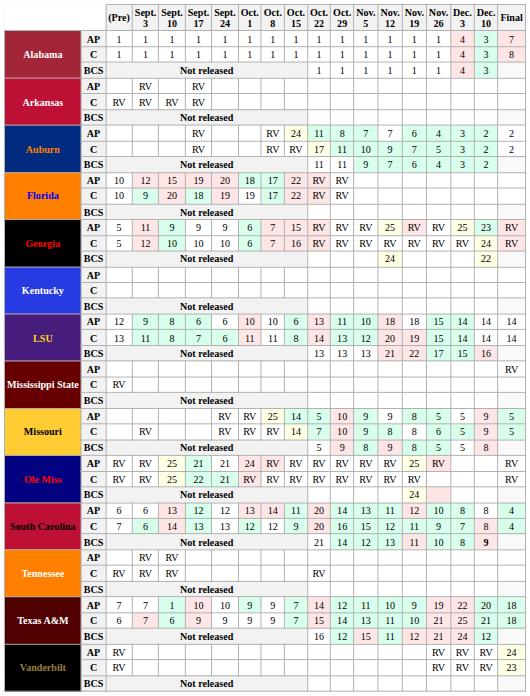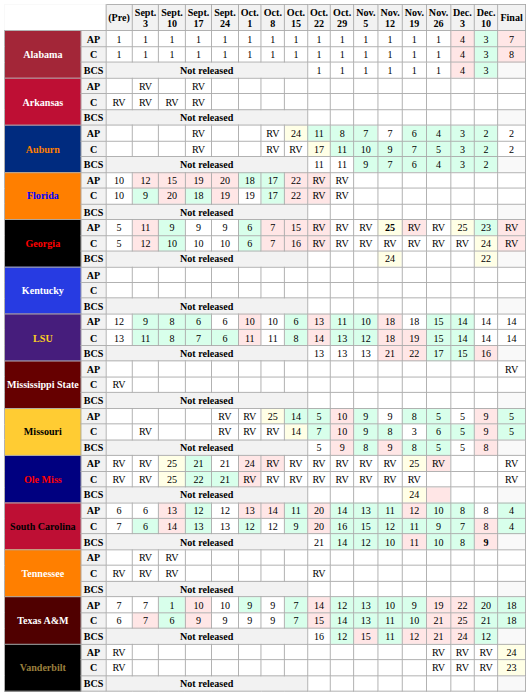(390, 228) normal -> (390, 228) bold
(390, 338) 20 -> (390, 338) 18
(414, 432) 8 -> (414, 432) 3
(390, 542) 13 -> (390, 542) 10
(366, 605) 11 -> (366, 605) 13
